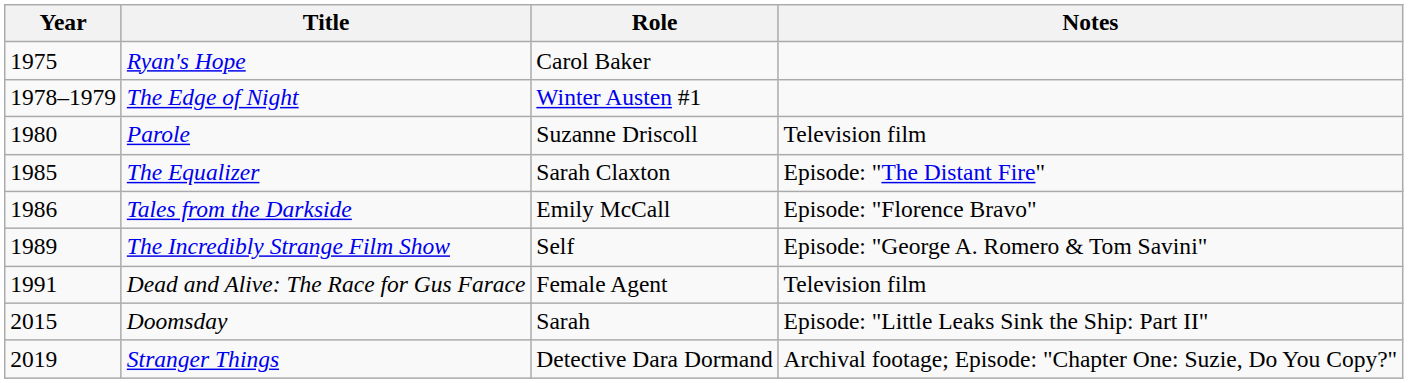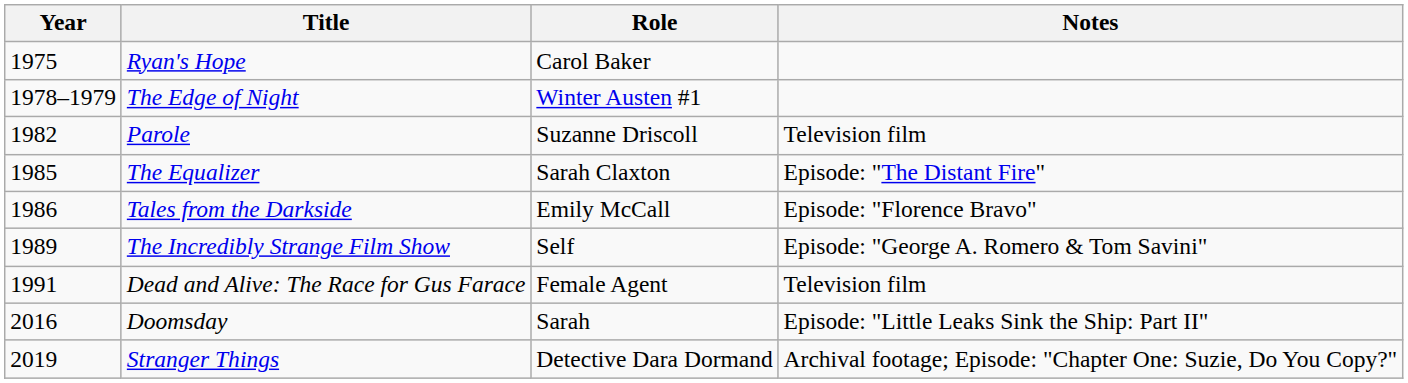(34, 135) 1980 -> (34, 135) 1982
(34, 321) 2015 -> (34, 321) 2016
